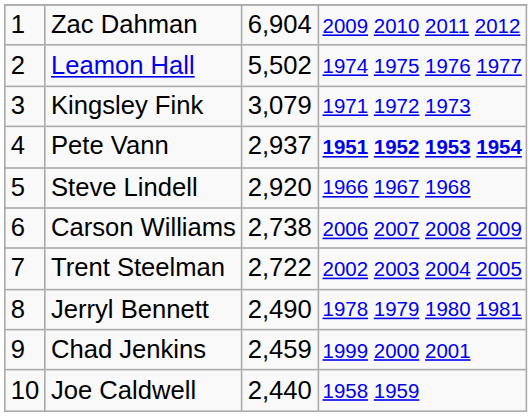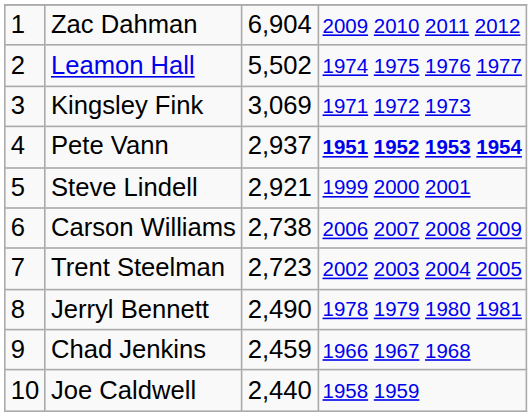(280, 106) 3,079 -> (280, 106) 3,069
(280, 187) 2,920 -> (280, 187) 2,921
(397, 188) 1966 1967 1968 -> (397, 188) 1999 2000 2001
(280, 268) 2,722 -> (280, 268) 2,723
(397, 350) 1999 2000 2001 -> (397, 350) 1966 1967 1968
